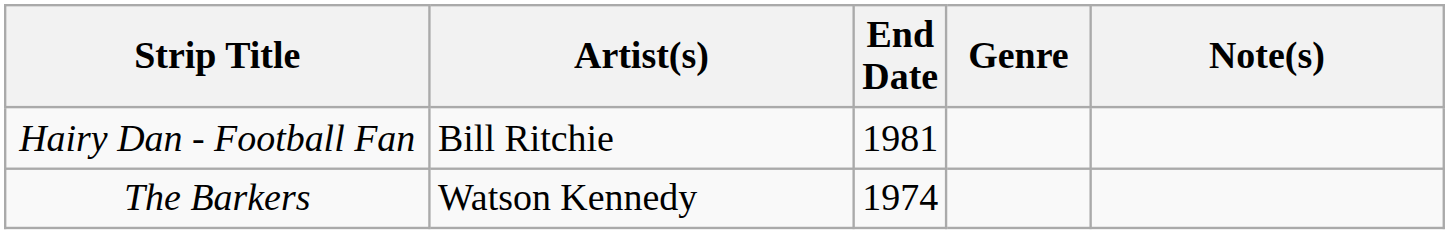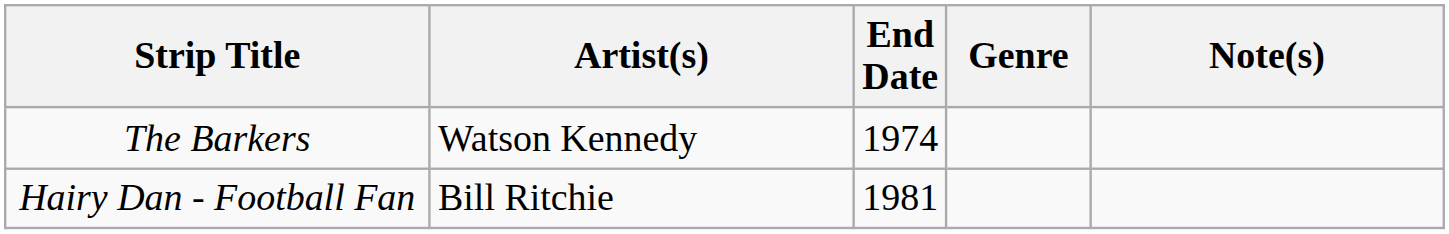rows swapped: (217, 197) <-> (217, 137)
